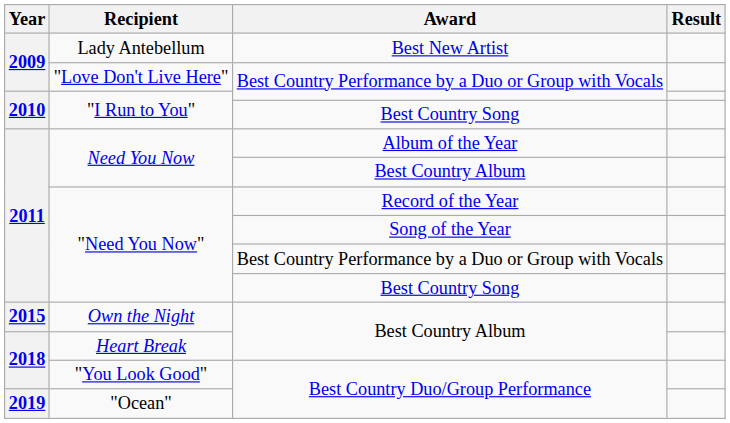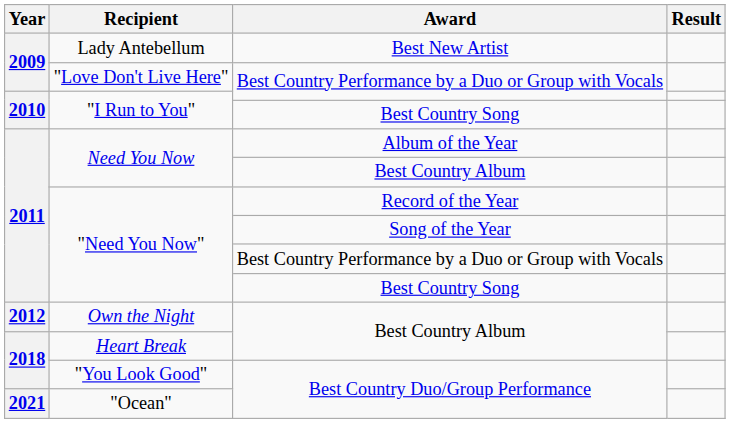(27, 316) 2015 -> (27, 316) 2012
(27, 403) 2019 -> (27, 403) 2021
